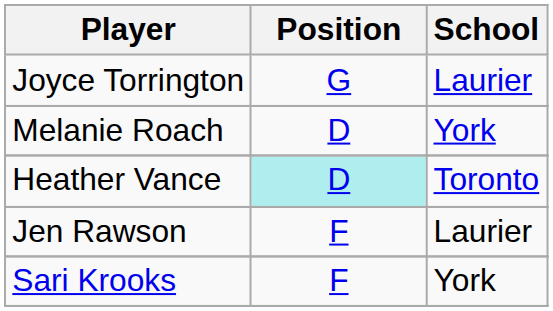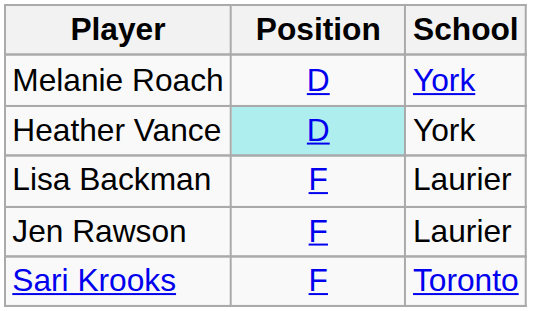- row: (128, 79)
(486, 180) Toronto -> (444, 130) York
+ row: (112, 180)
(465, 280) York -> (466, 280) Toronto
